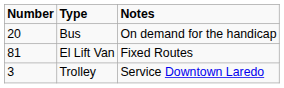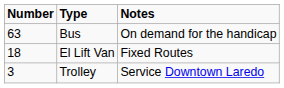(14, 33) 20 -> (14, 33) 63
(14, 53) 81 -> (14, 53) 18
